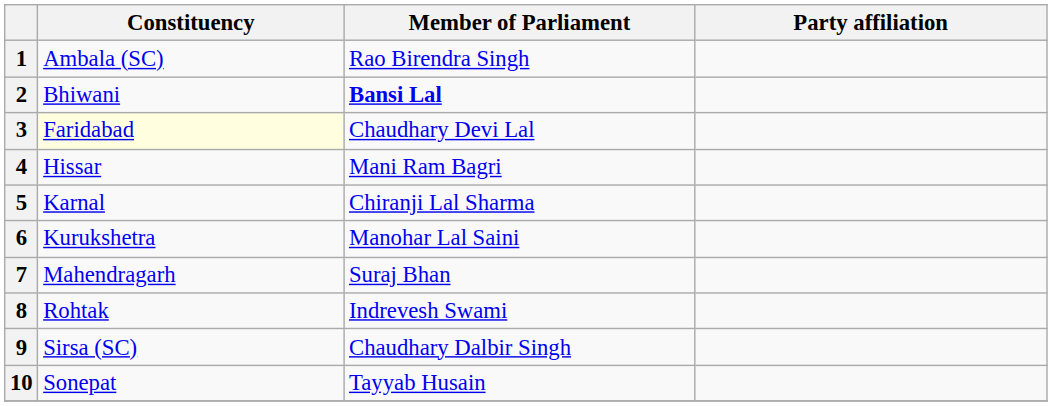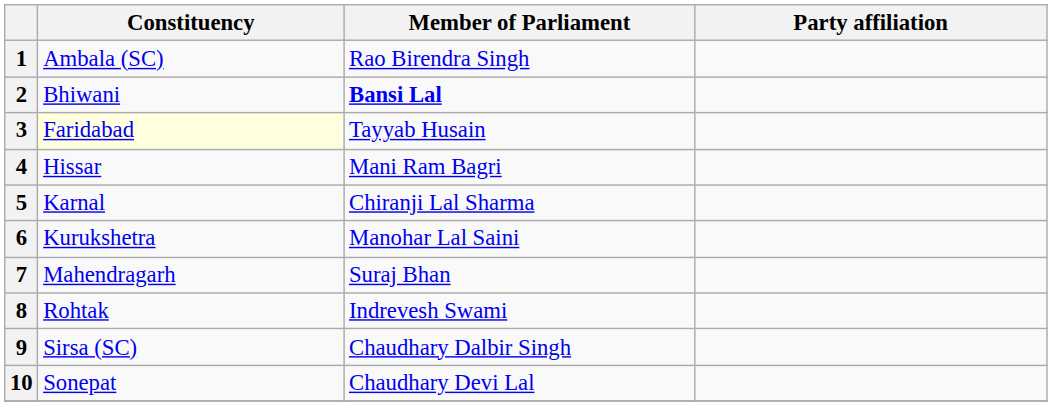(442, 130) Chaudhary Devi Lal -> (417, 130) Tayyab Husain
(417, 382) Tayyab Husain -> (442, 382) Chaudhary Devi Lal
